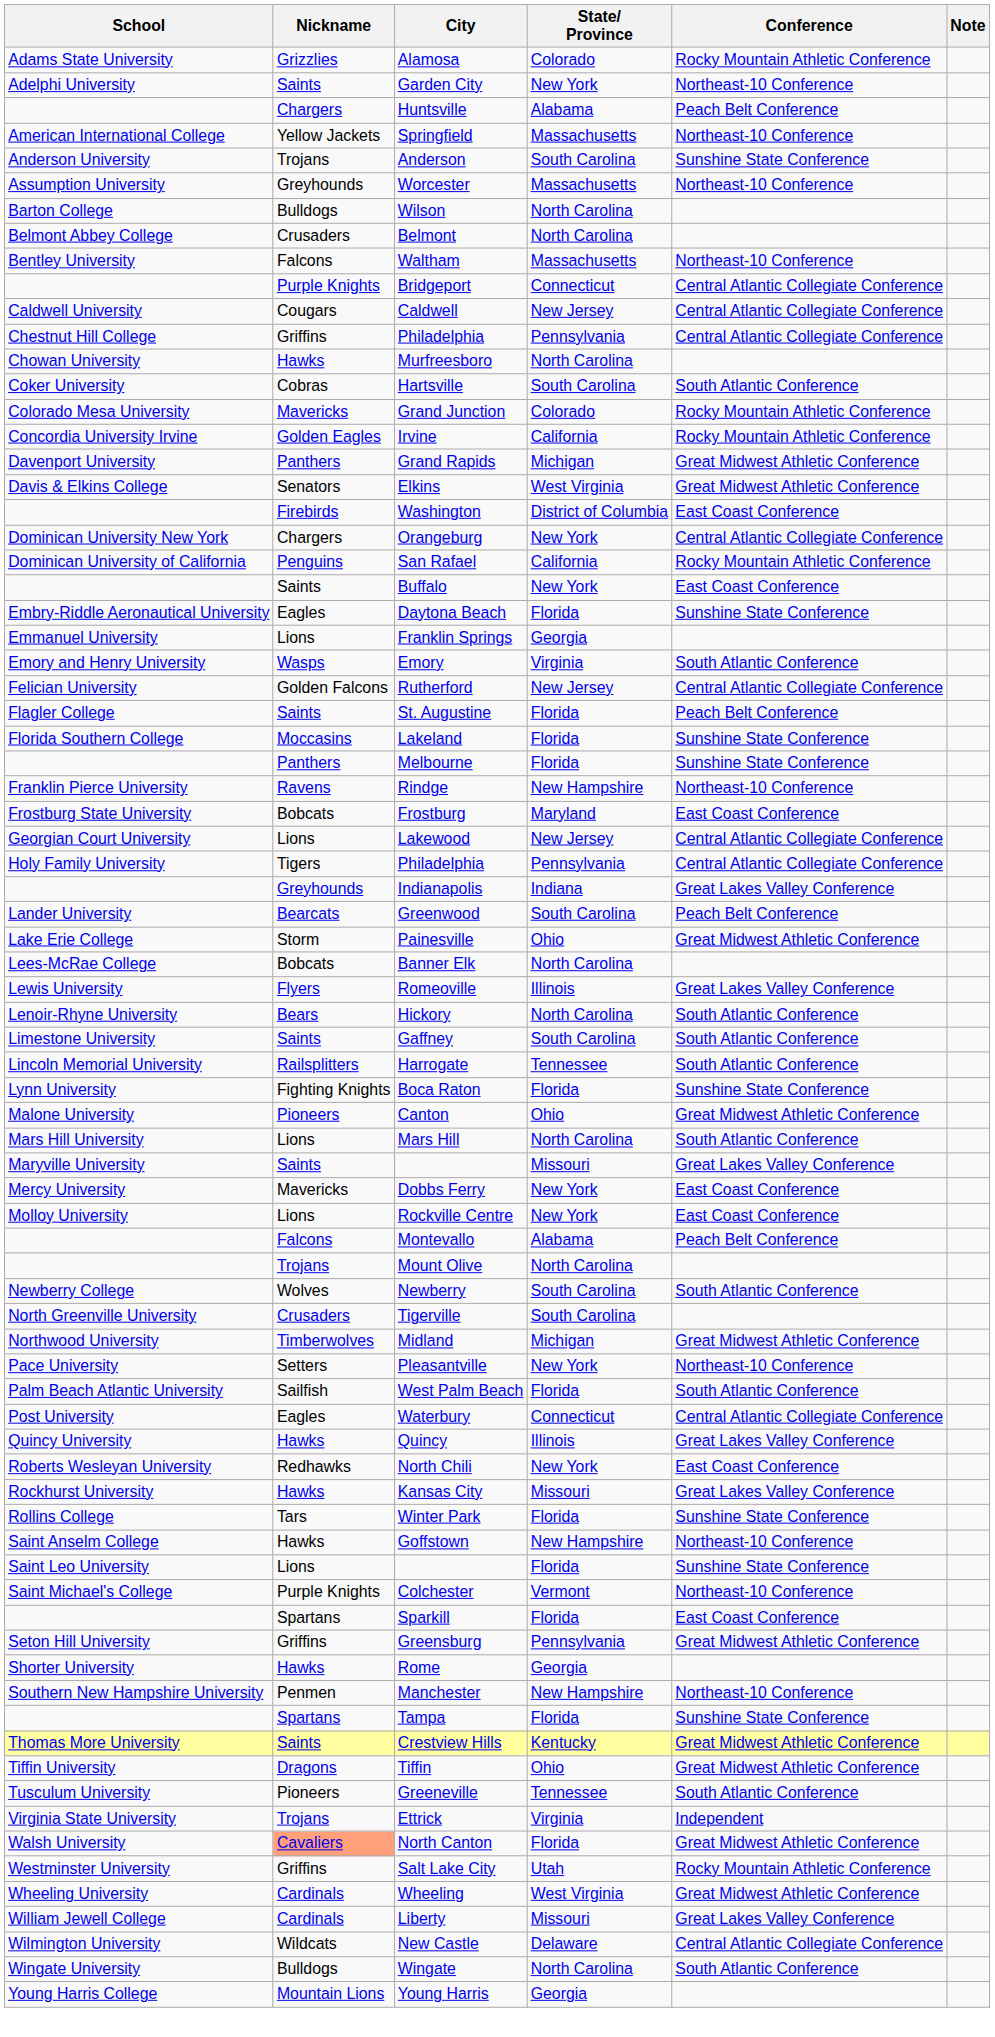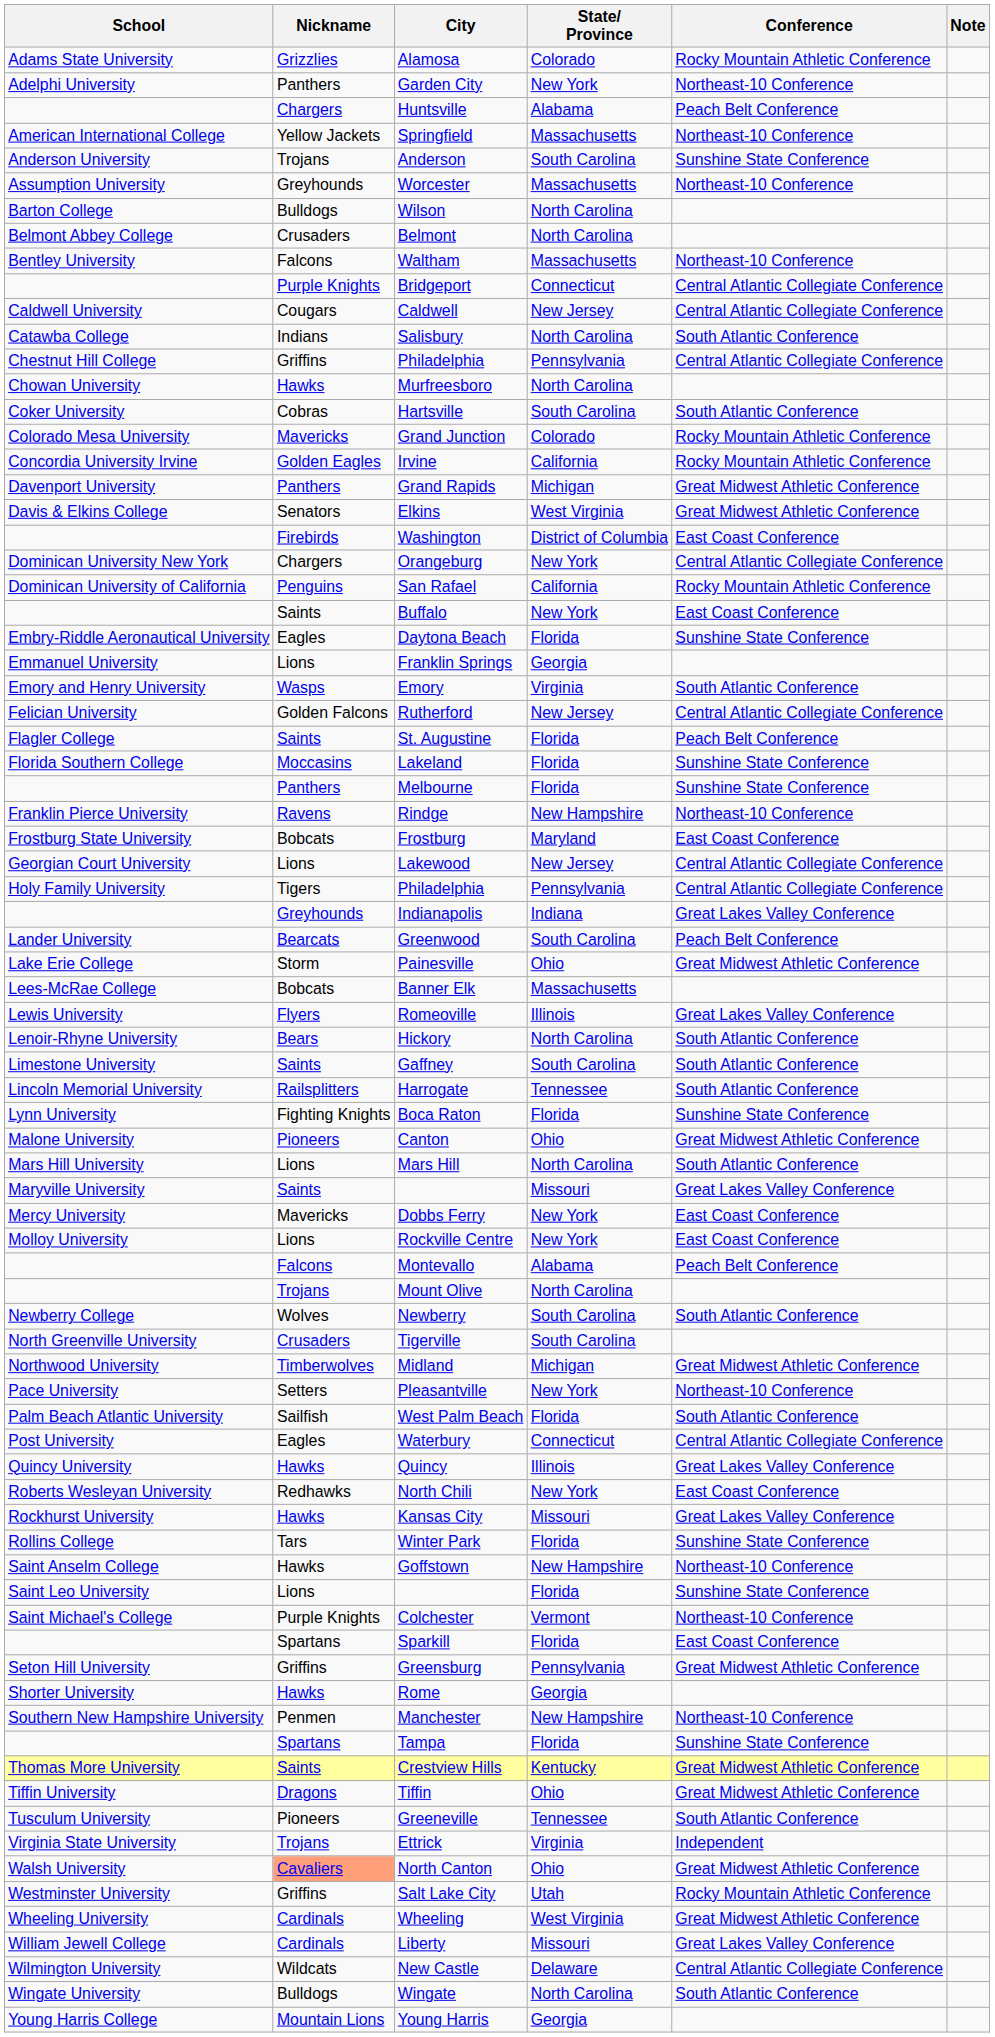(299, 85) Saints -> (309, 85) Panthers
+ row: (68, 336)
(582, 964) North Carolina -> (584, 989) Massachusetts
(555, 1843) Florida -> (547, 1868) Ohio
